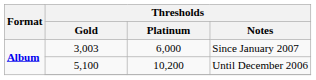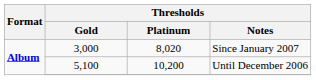(86, 48) 3,003 -> (86, 48) 3,000
(169, 48) 6,000 -> (169, 48) 8,020
